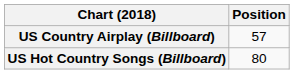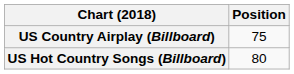(259, 36) 57 -> (259, 36) 75
